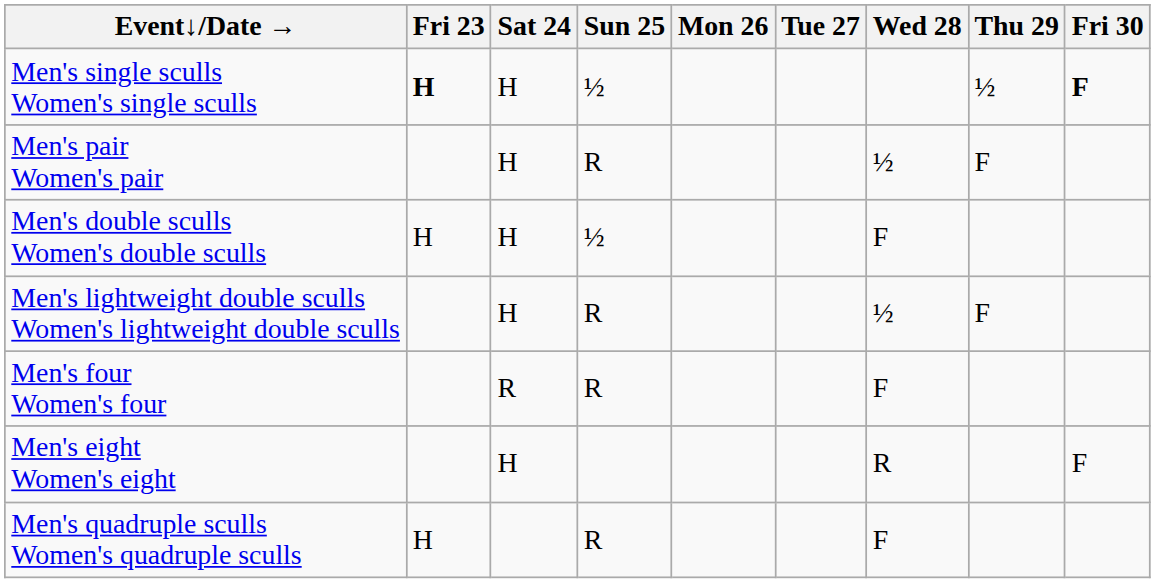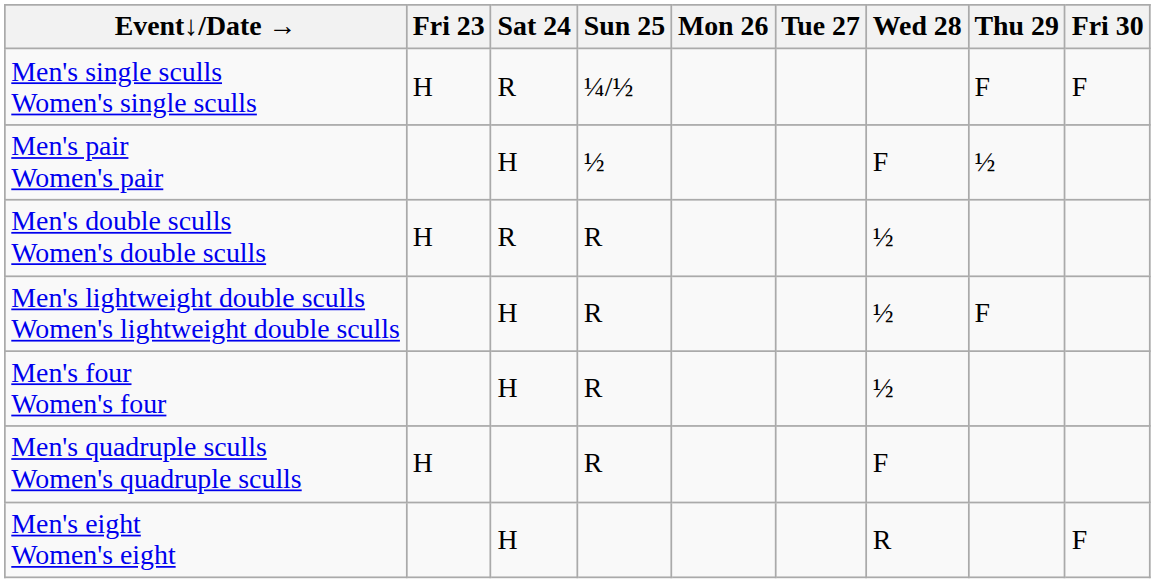(424, 86) bold -> (423, 86) normal
(508, 86) H -> (507, 86) R
(594, 86) ½ -> (609, 86) ¼/½
(985, 86) ½ -> (982, 86) F
(1080, 86) bold -> (1079, 86) normal
(593, 161) R -> (594, 161) ½
(883, 161) ½ -> (880, 161) F
(982, 161) F -> (985, 161) ½
(508, 237) H -> (507, 237) R
(594, 237) ½ -> (593, 237) R
(880, 237) F -> (883, 237) ½
(507, 388) R -> (508, 388) H
(880, 388) F -> (883, 388) ½
rows swapped: (156, 539) <-> (93, 463)
